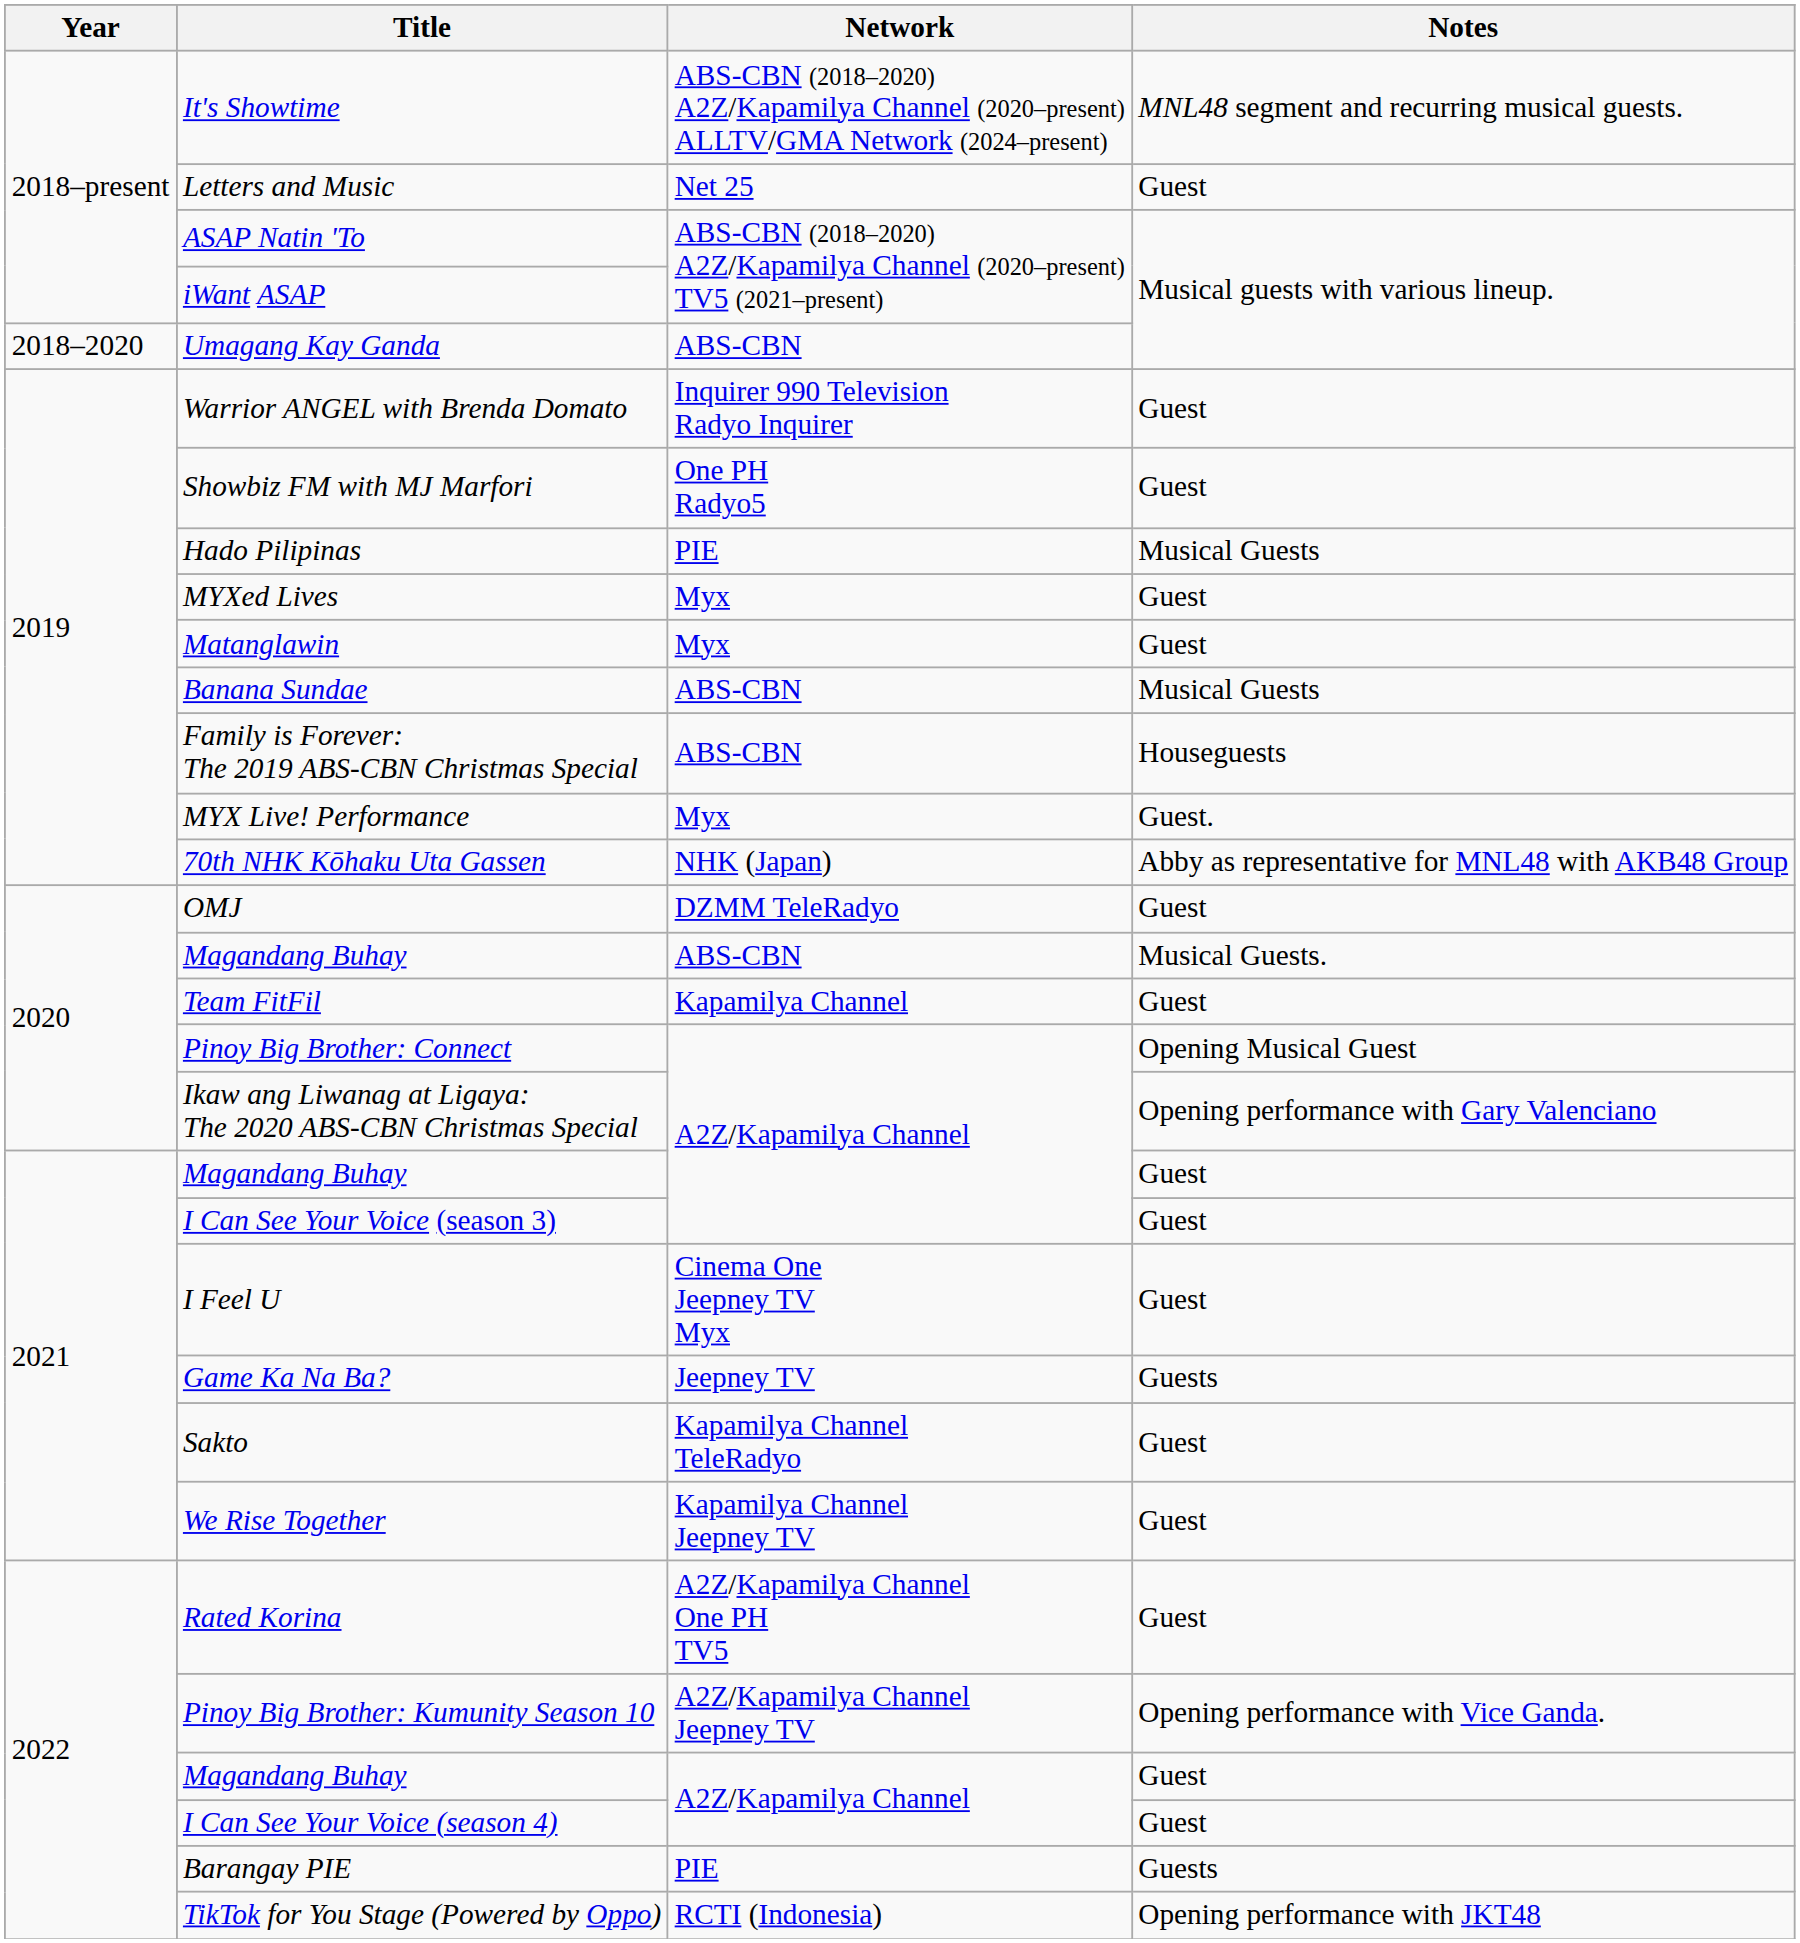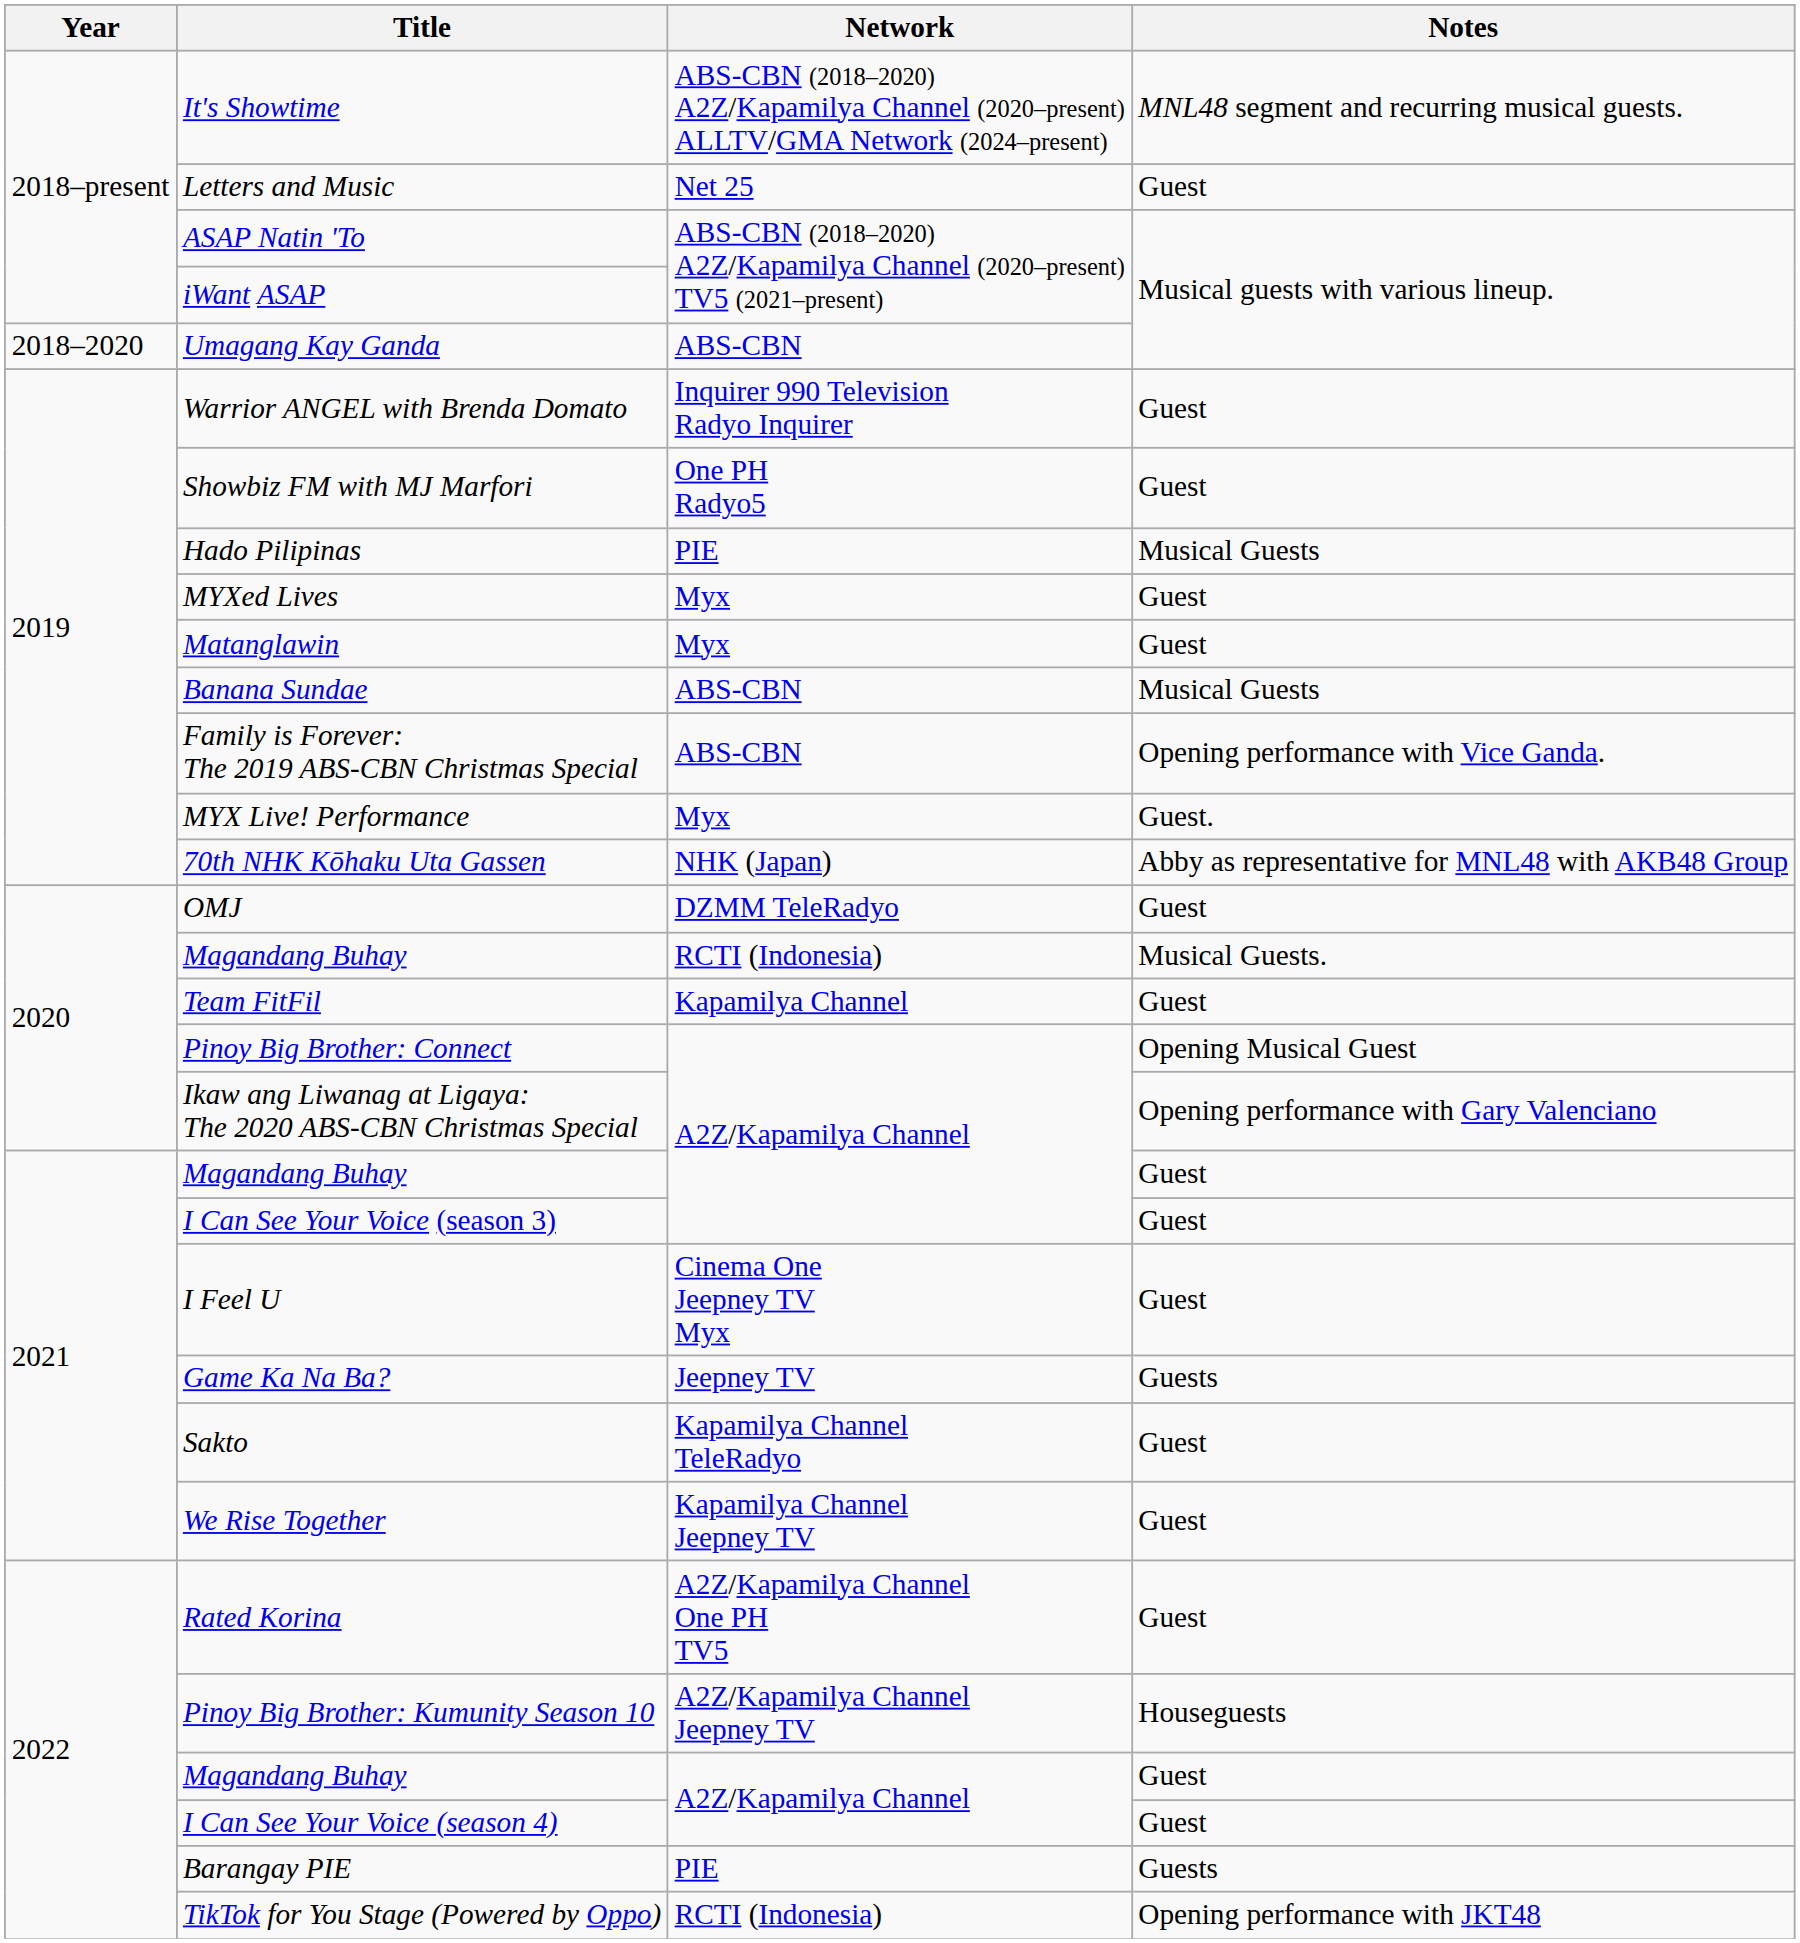(1212, 752) Houseguests -> (1372, 752) Opening performance with Vice Ganda.
(738, 954) ABS-CBN -> (778, 954) RCTI (Indonesia)
(1372, 1712) Opening performance with Vice Ganda. -> (1212, 1712) Houseguests
